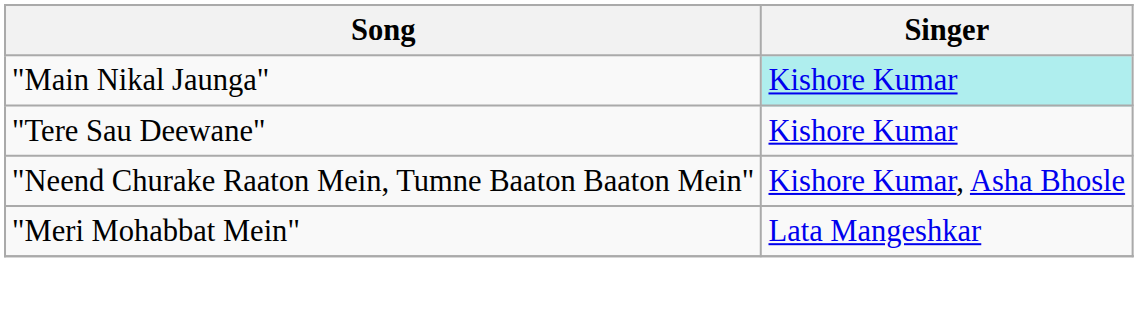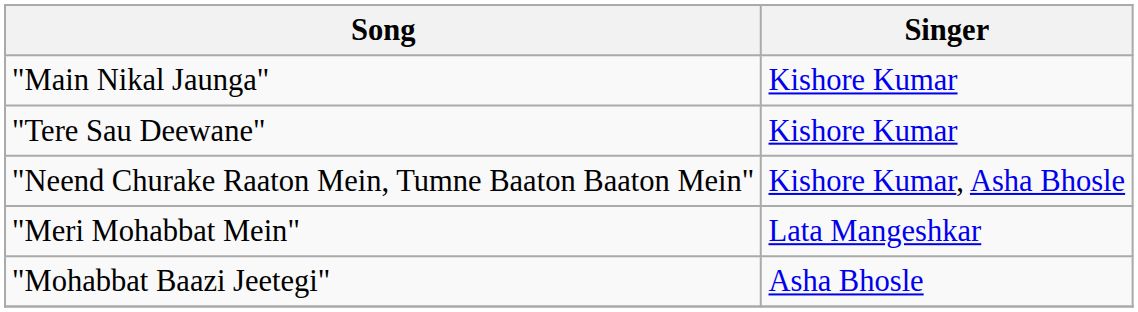(863, 80) paleturquoise background -> (863, 80) no background
+ row: (171, 281)
